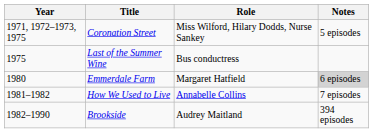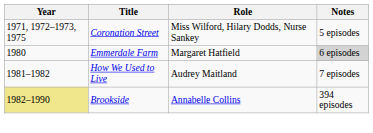- row: (125, 58)
(211, 94) Annabelle Collins -> (204, 73) Audrey Maitland
(28, 115) no background -> (28, 100) khaki background
(209, 115) Audrey Maitland -> (206, 100) Annabelle Collins
